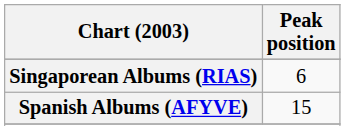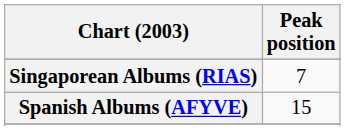(301, 75) 6 -> (301, 75) 7
